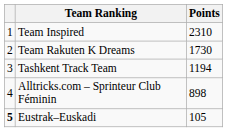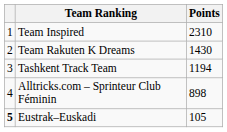(201, 50) 1730 -> (201, 50) 1430
